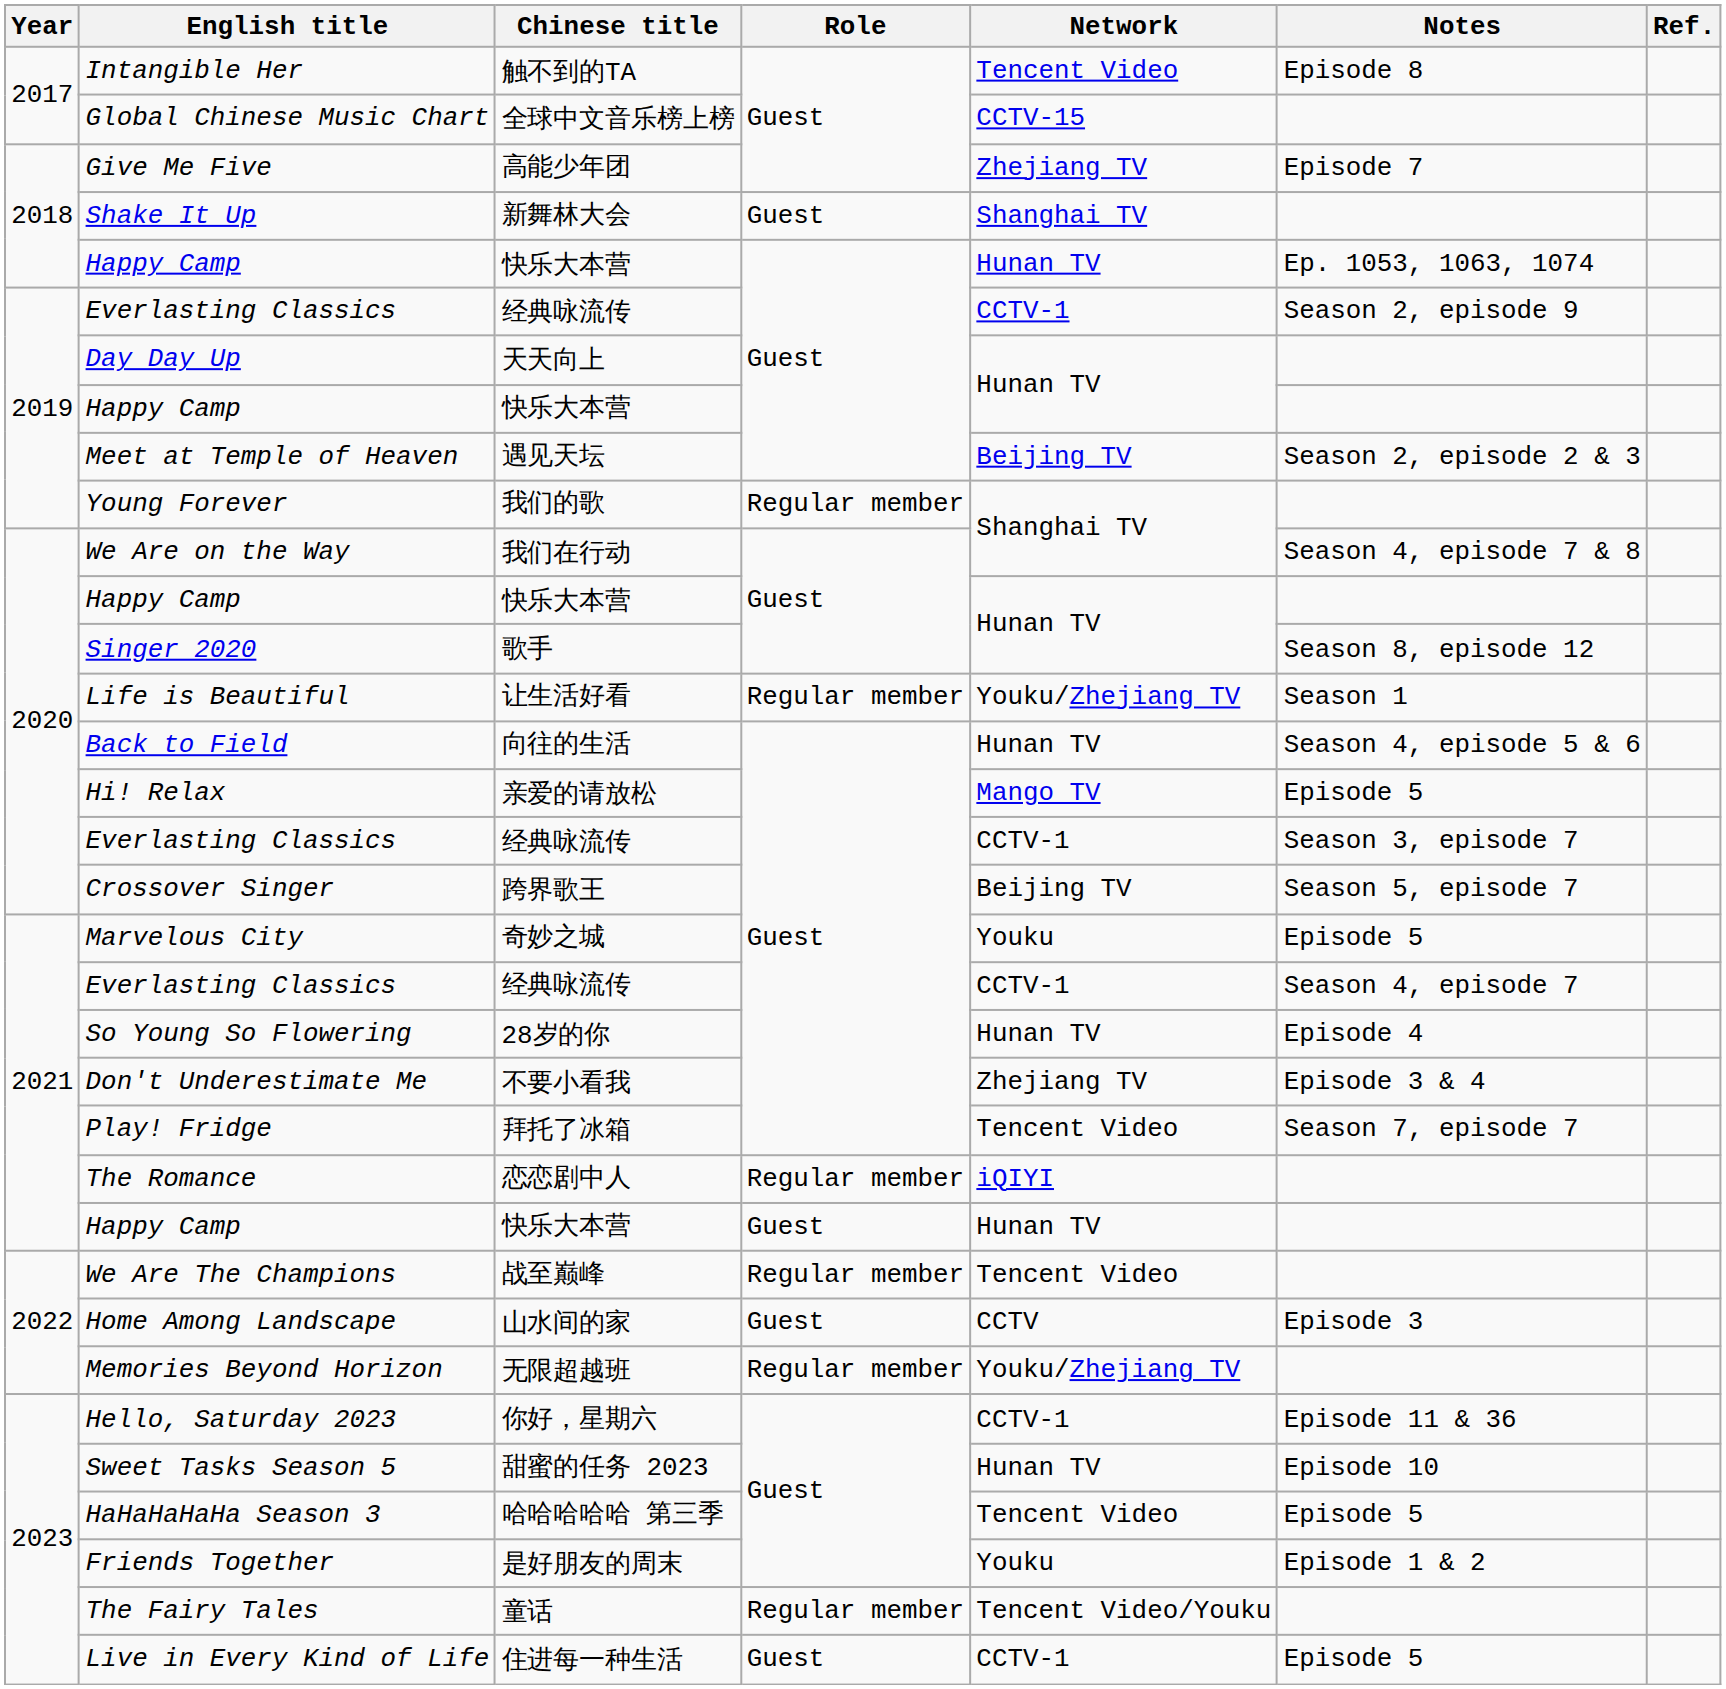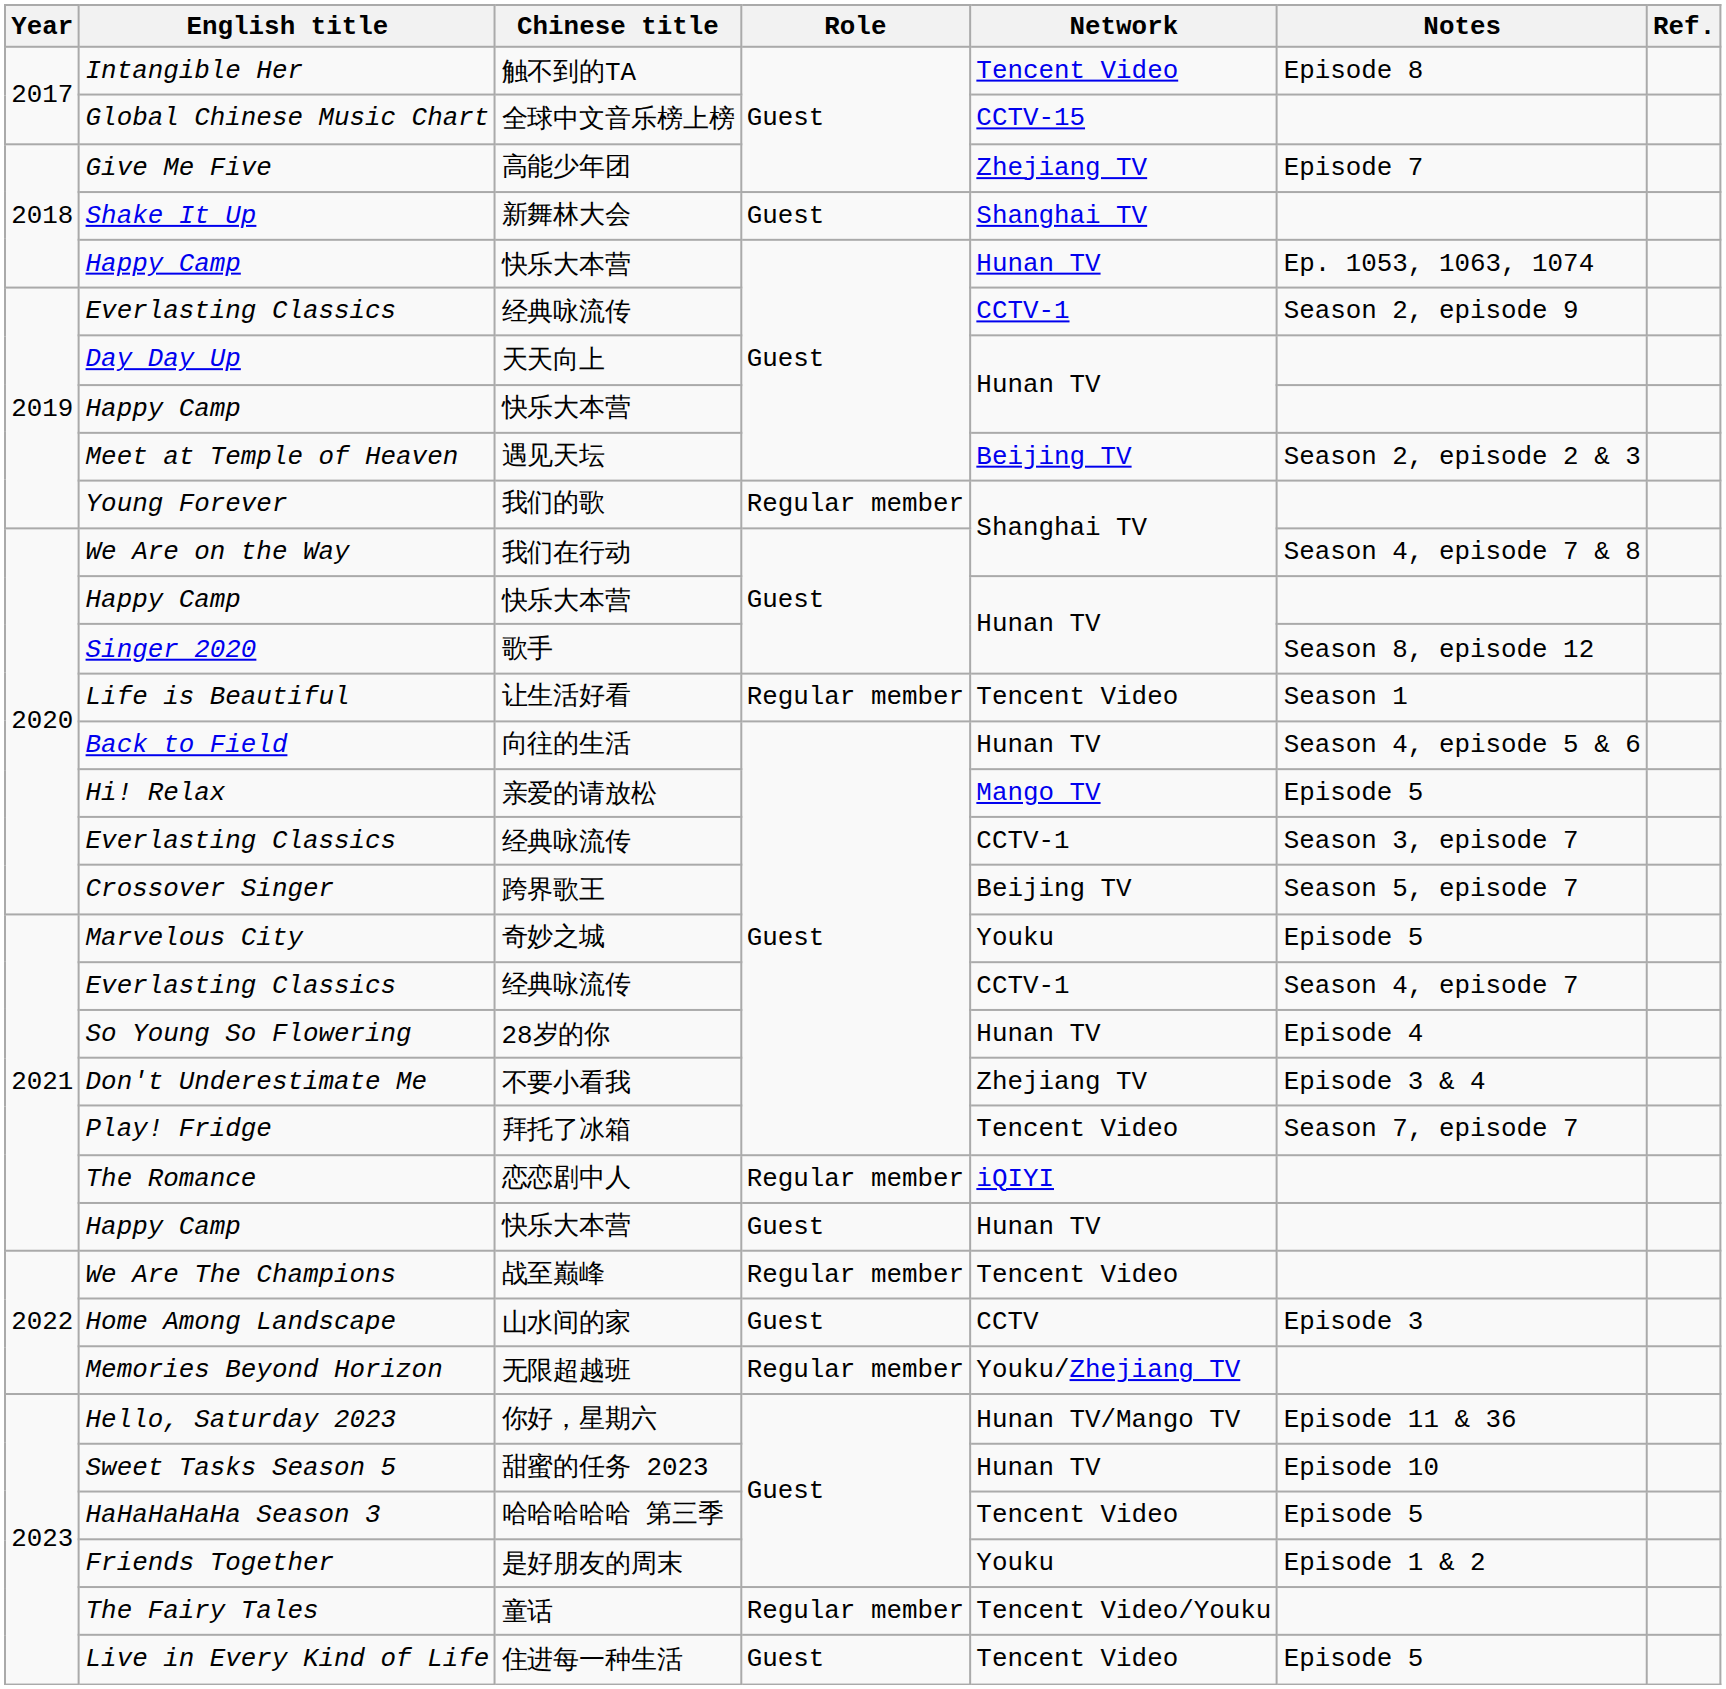(1108, 697) Youku/Zhejiang TV -> (1077, 697) Tencent Video
(1023, 1419) CCTV-1 -> (1108, 1419) Hunan TV/Mango TV
(1023, 1660) CCTV-1 -> (1077, 1660) Tencent Video
